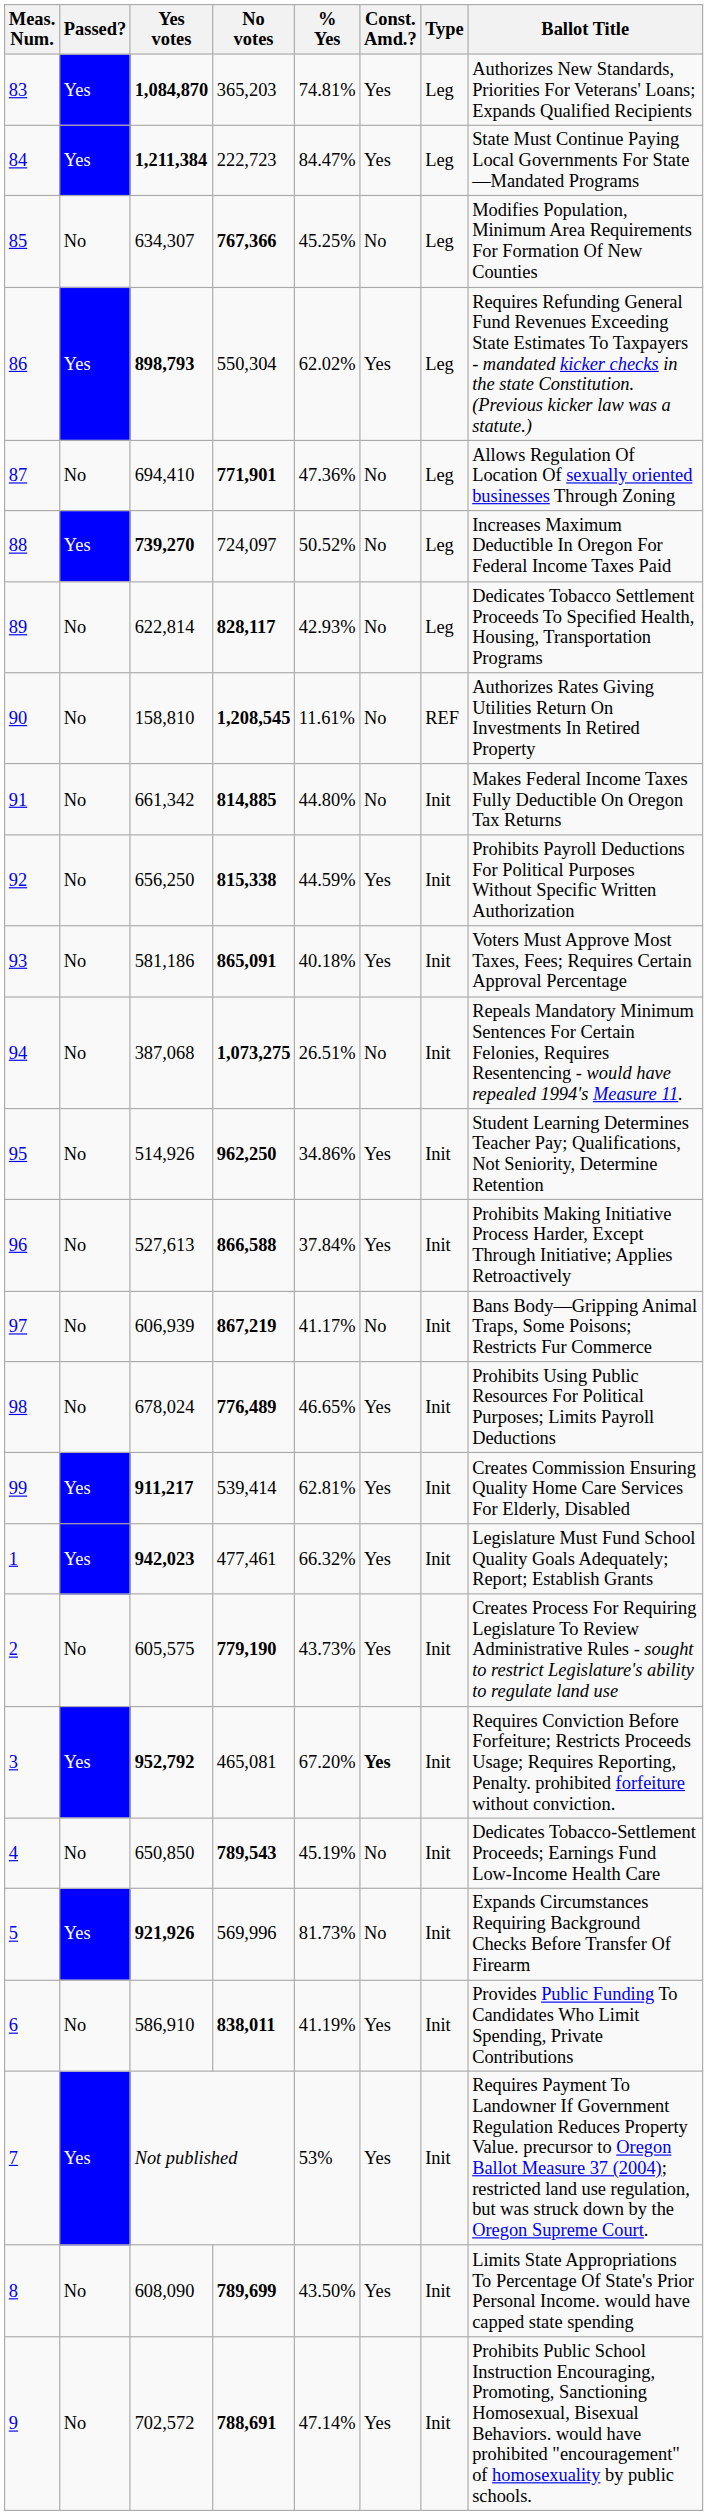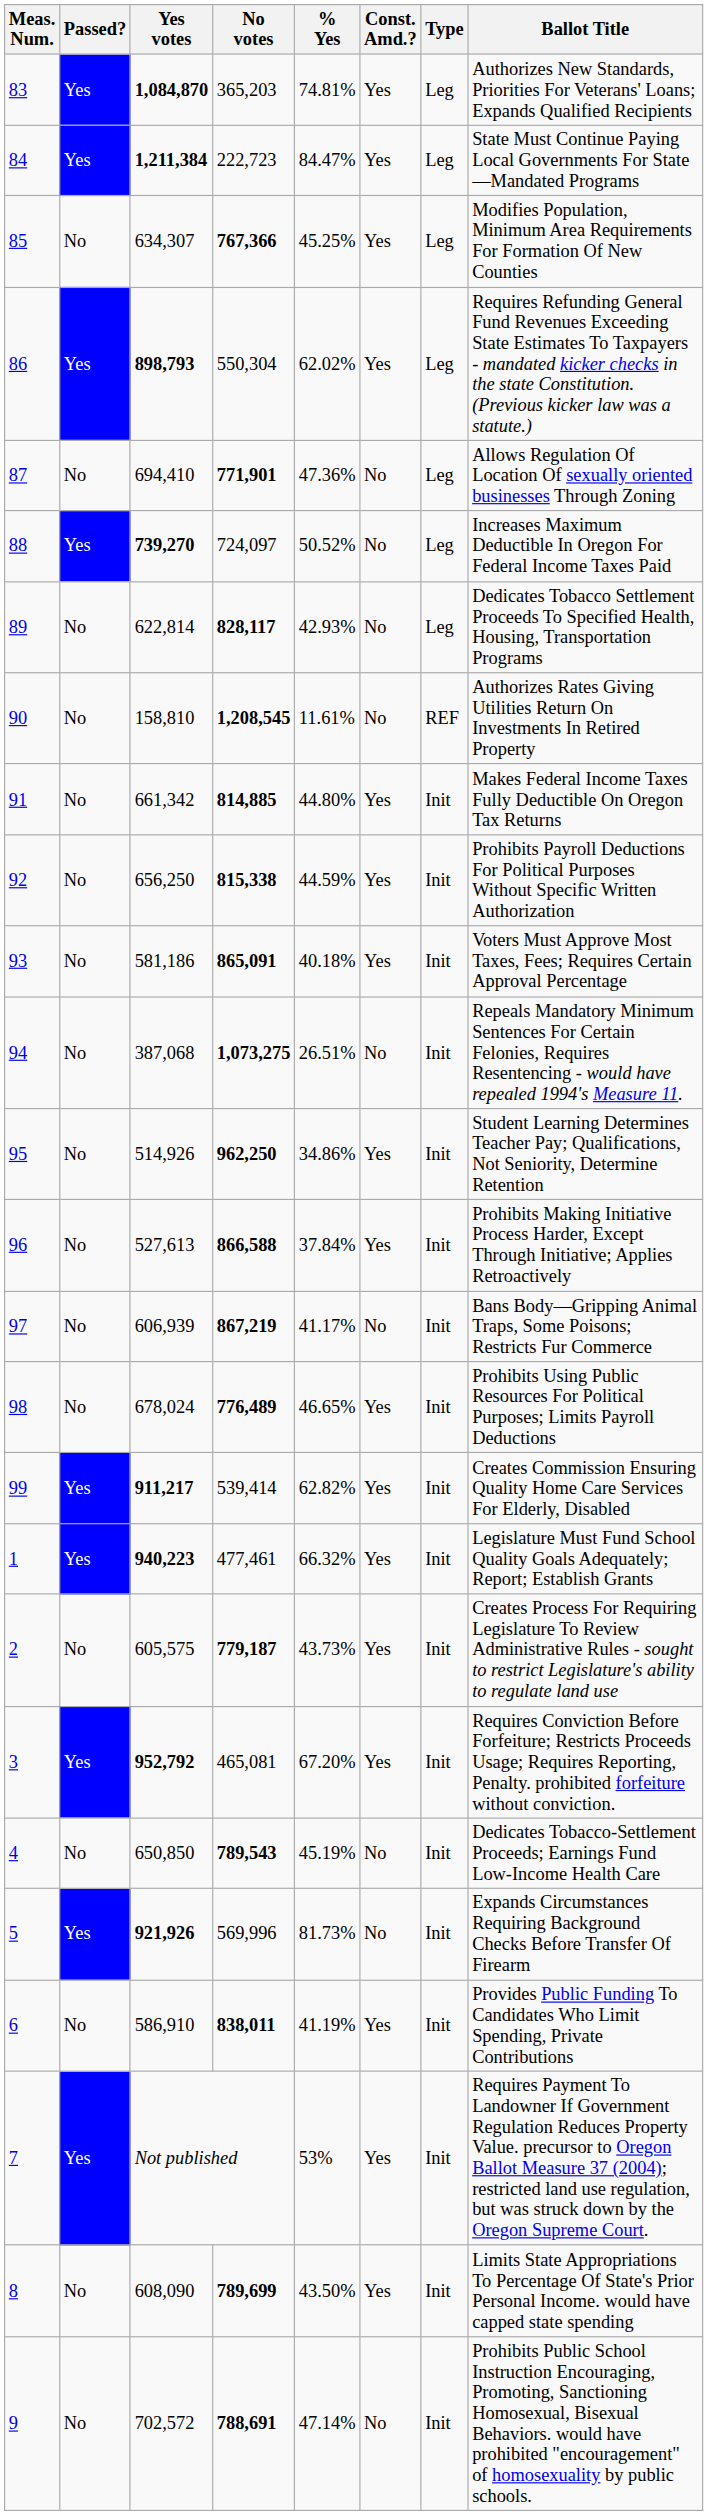(375, 241) No -> (377, 241) Yes
(375, 799) No -> (377, 799) Yes
(327, 1488) 62.81% -> (327, 1488) 62.82%
(165, 1558) 942,023 -> (165, 1558) 940,223
(247, 1649) 779,190 -> (247, 1649) 779,187
(377, 1761) bold -> (377, 1761) normal
(377, 2423) Yes -> (375, 2423) No
